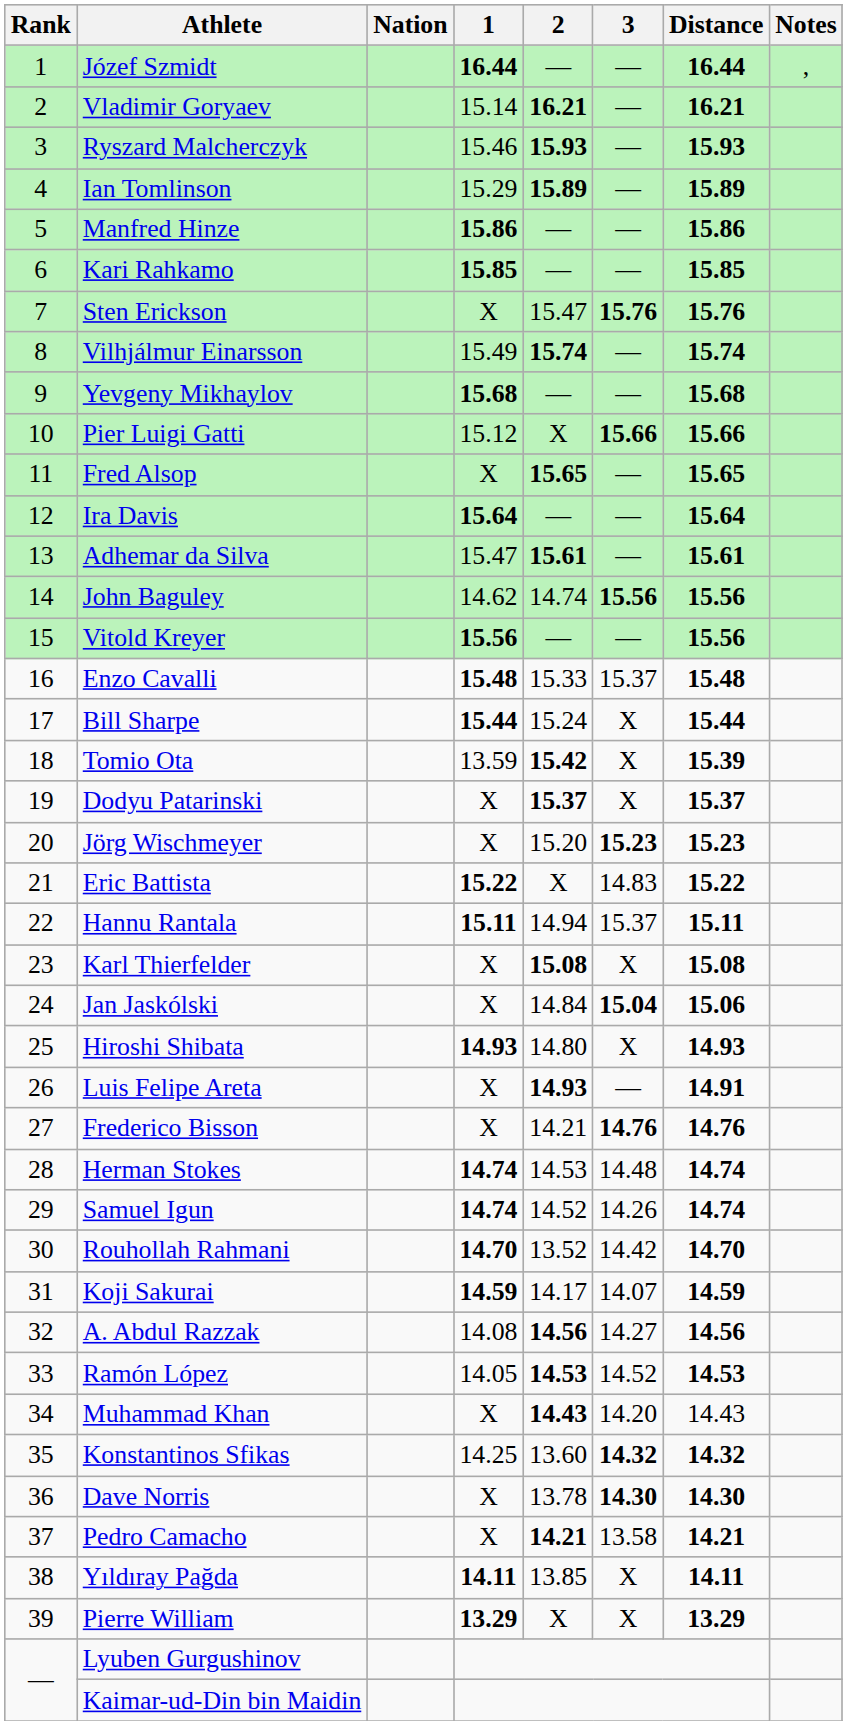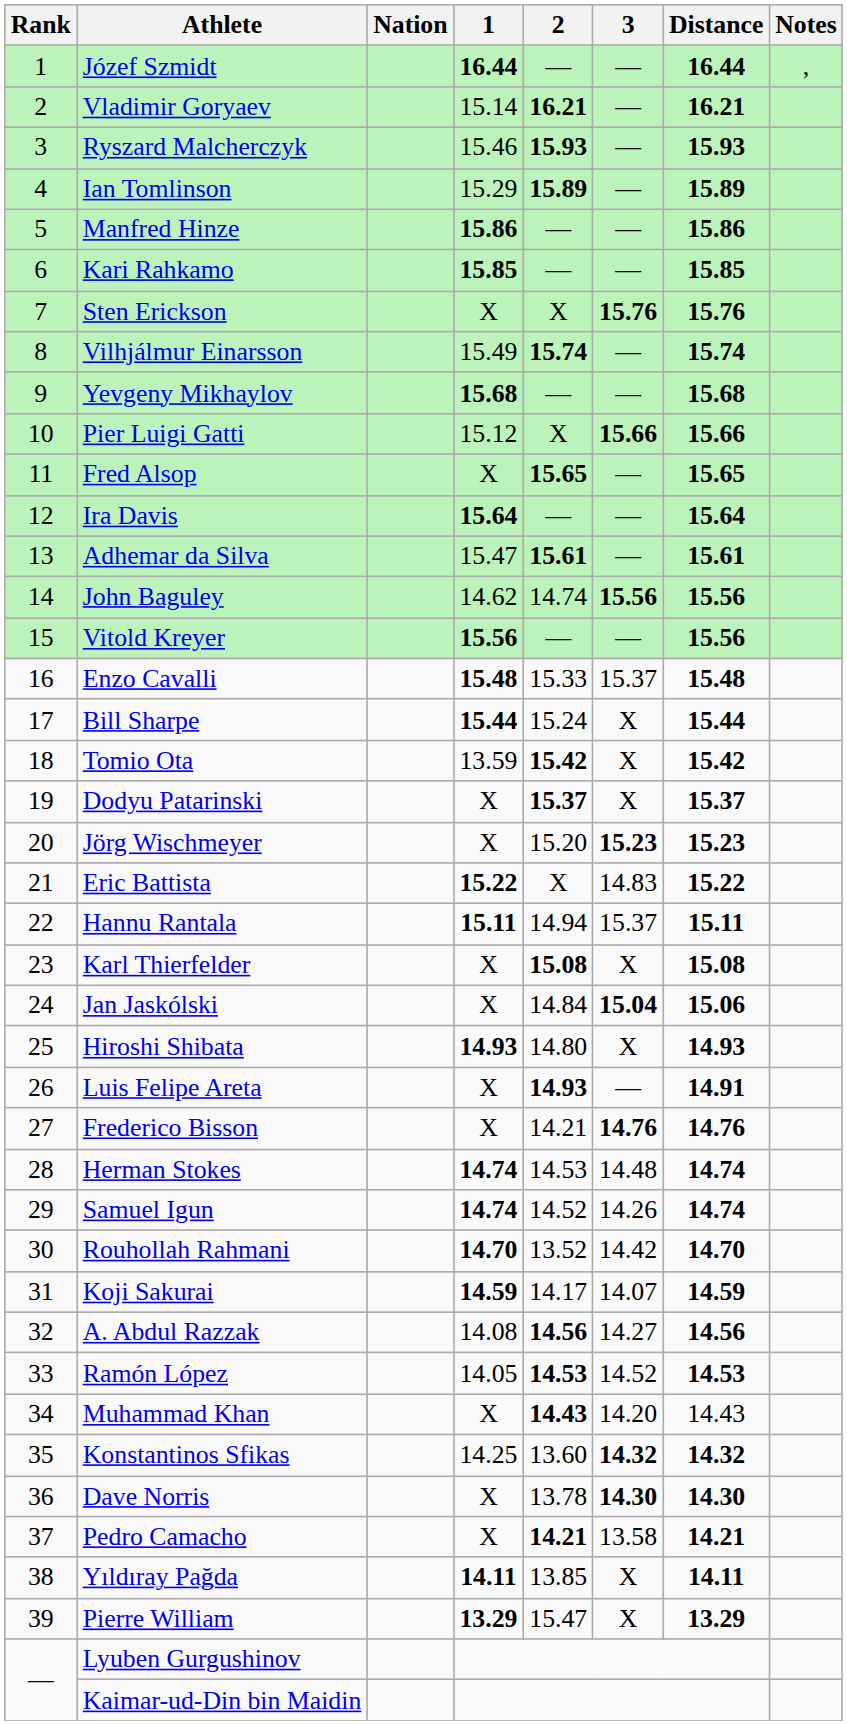(558, 310) 15.47 -> (558, 310) X
(716, 760) 15.39 -> (716, 760) 15.42
(558, 1618) X -> (558, 1618) 15.47
